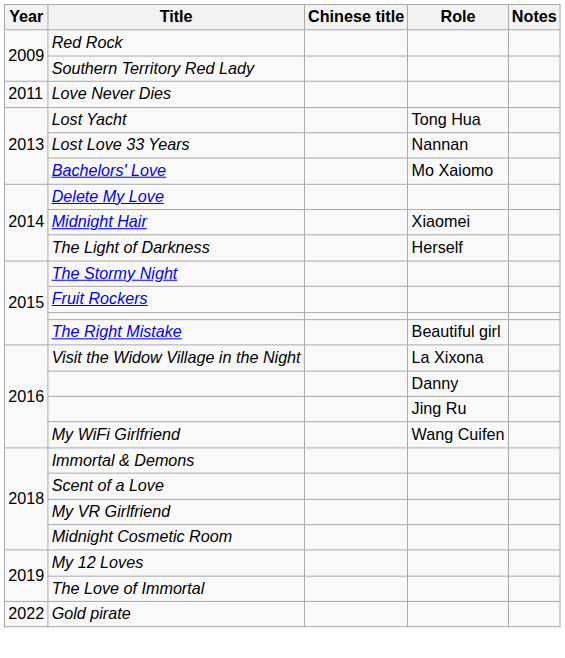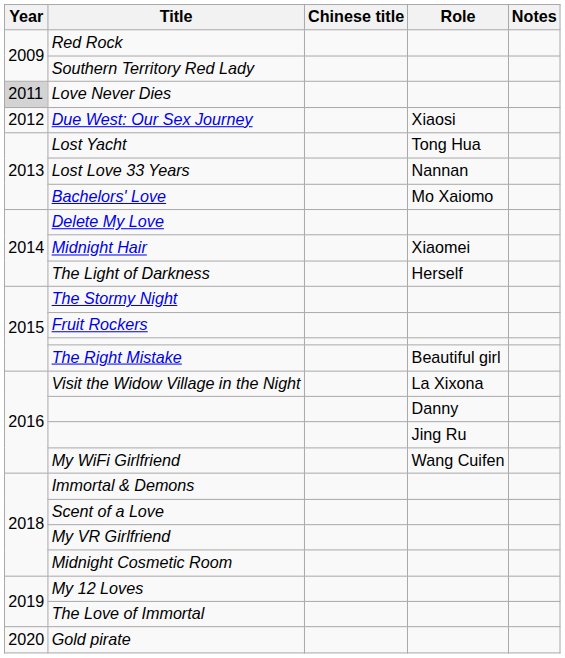(26, 94) no background -> (26, 94) lightgrey background
+ row: (152, 119)
(26, 614) 2022 -> (26, 639) 2020
